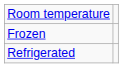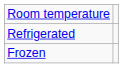rows swapped: (41, 53) <-> (26, 33)
